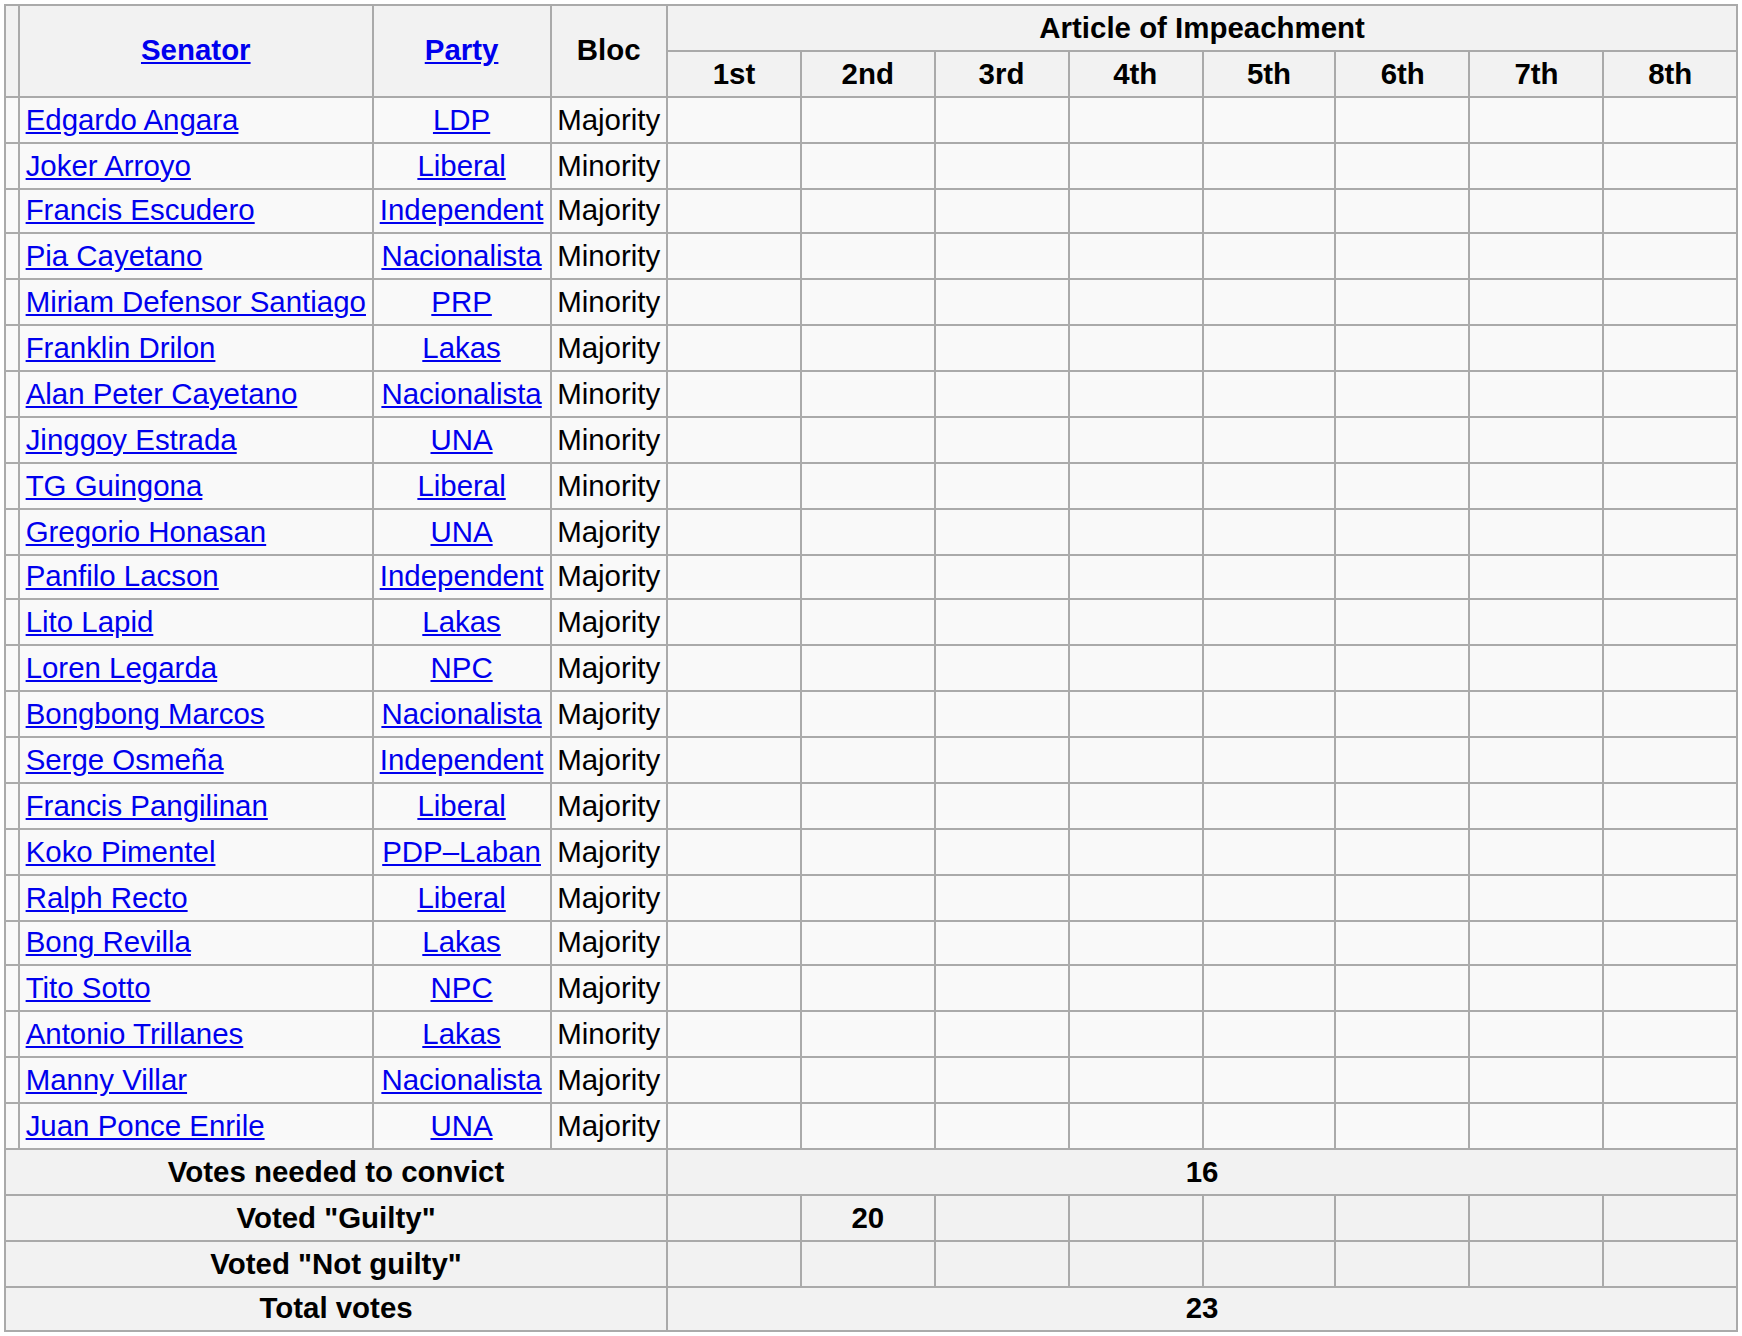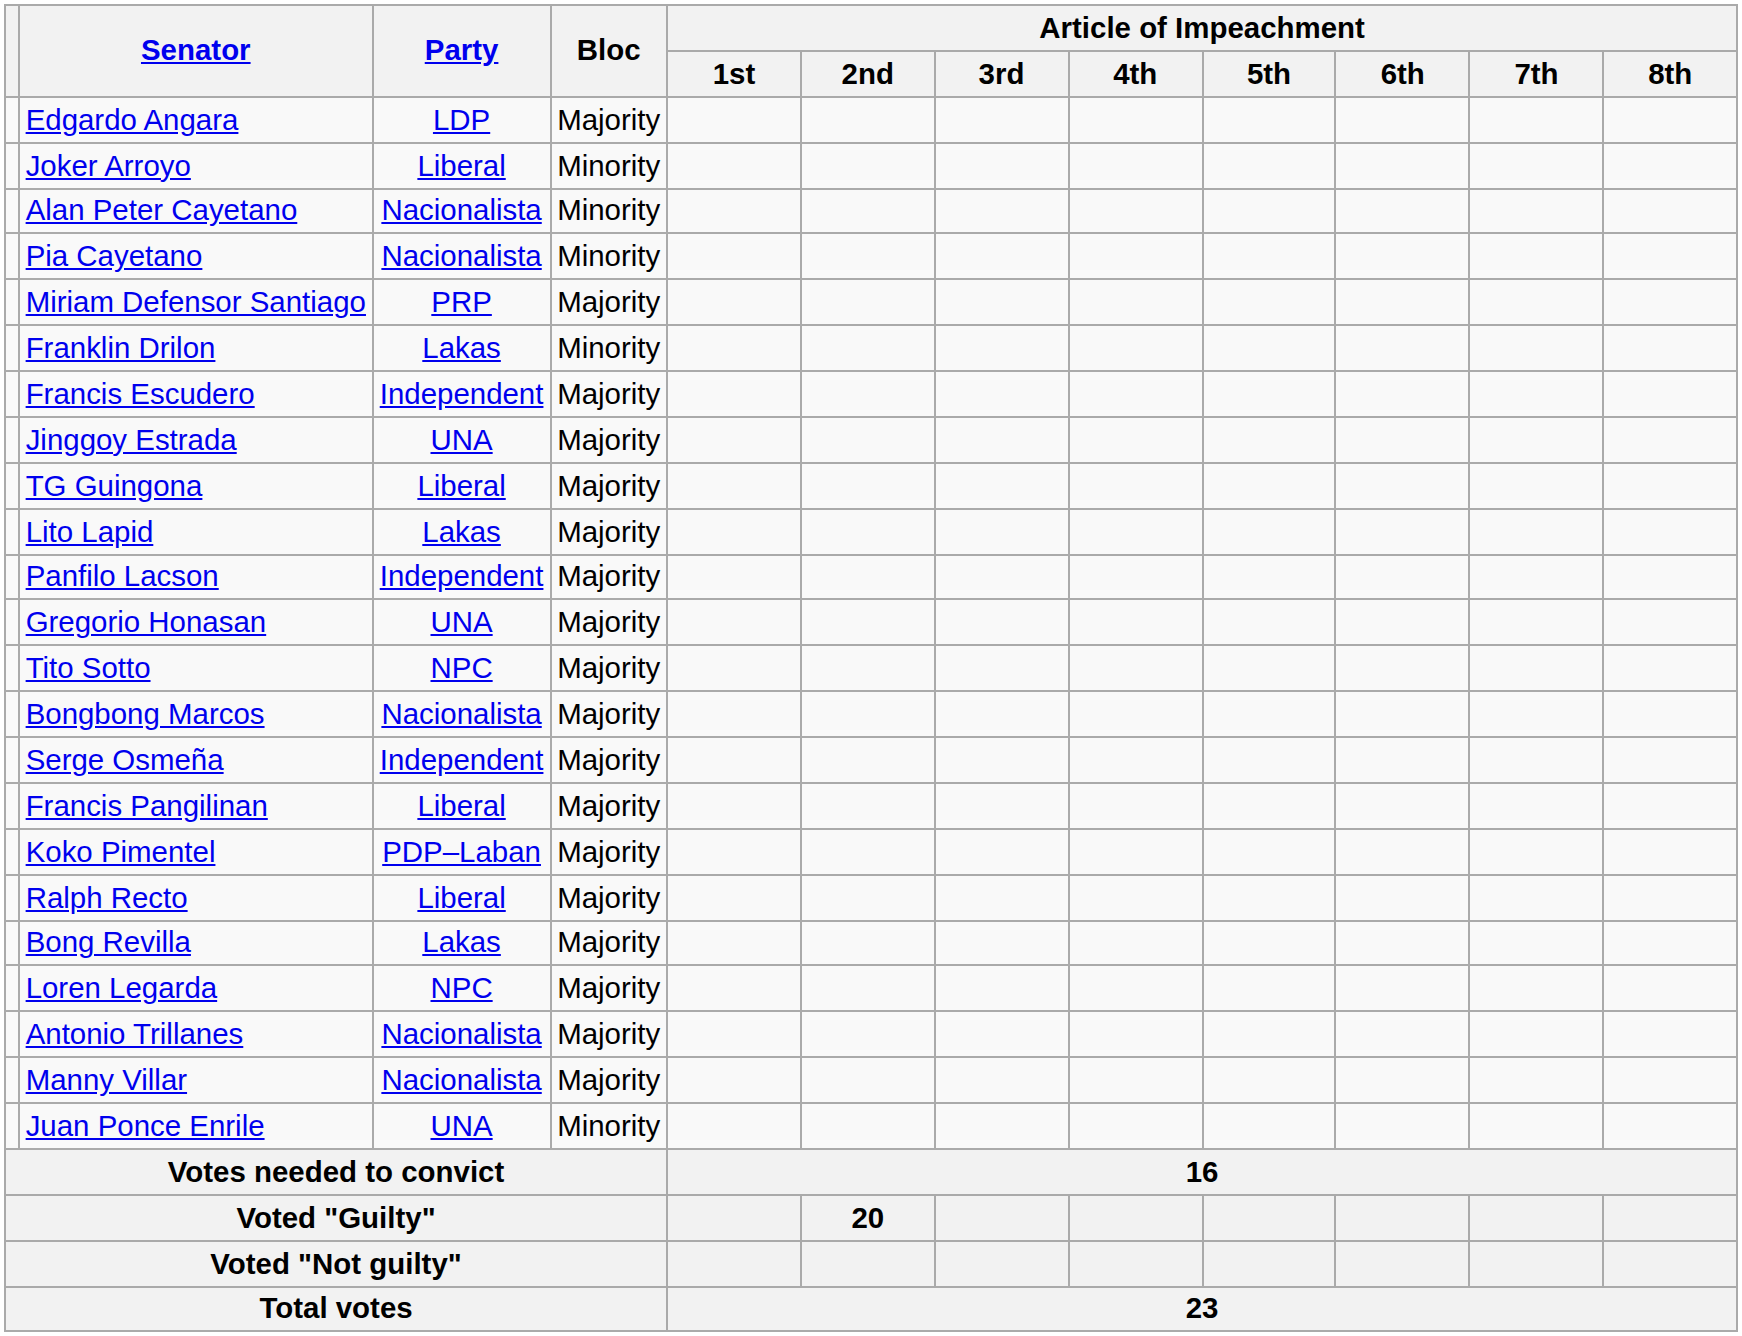rows swapped: (161, 394) <-> (140, 211)
(609, 302) Minority -> (609, 302) Majority
(609, 348) Majority -> (609, 348) Minority
(609, 439) Minority -> (609, 439) Majority
(609, 485) Minority -> (609, 485) Majority
rows swapped: (146, 531) <-> (89, 622)
rows swapped: (121, 668) <-> (88, 988)
(462, 1034) Lakas -> (462, 1034) Nacionalista
(609, 1034) Minority -> (609, 1034) Majority
(609, 1126) Majority -> (609, 1126) Minority
